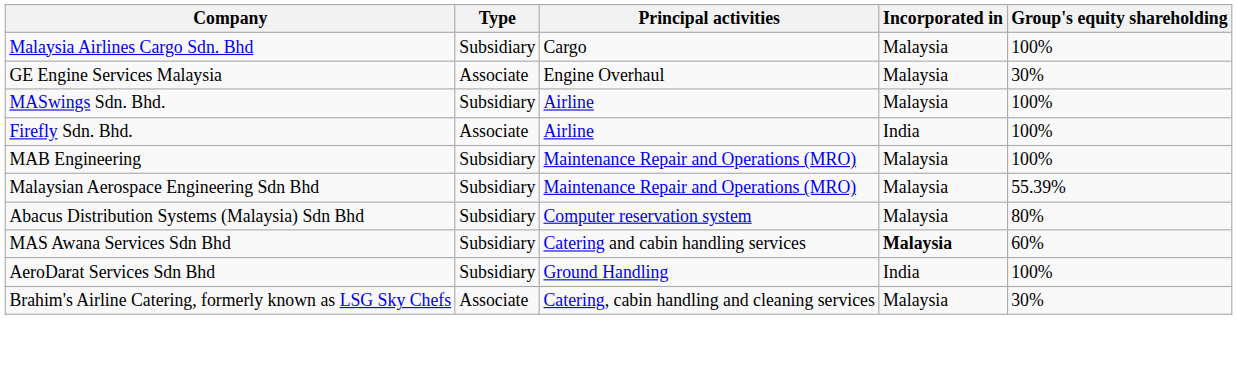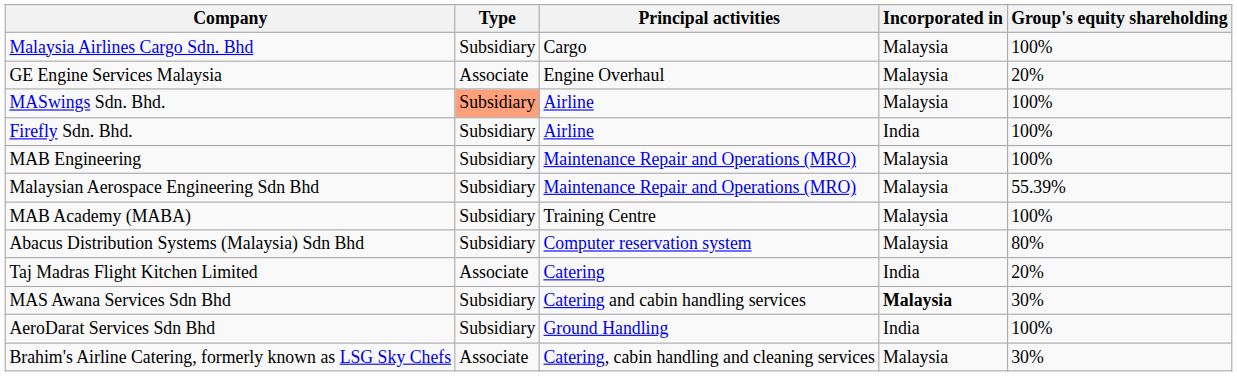(1027, 74) 30% -> (1027, 74) 20%
(497, 103) no background -> (497, 103) lightsalmon background
(494, 131) Associate -> (497, 131) Subsidiary
+ row: (100, 215)
+ row: (134, 272)
(1027, 243) 60% -> (1027, 300) 30%
